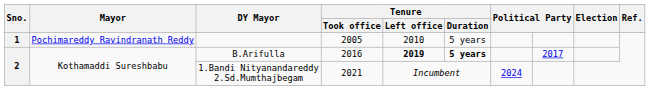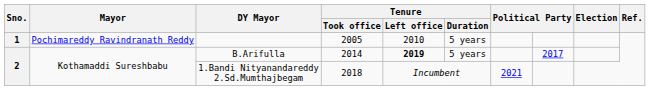(352, 54) 2016 -> (352, 54) 2014
(468, 54) bold -> (468, 54) normal
(352, 73) 2021 -> (352, 73) 2018
(511, 73) 2024 -> (511, 73) 2021
